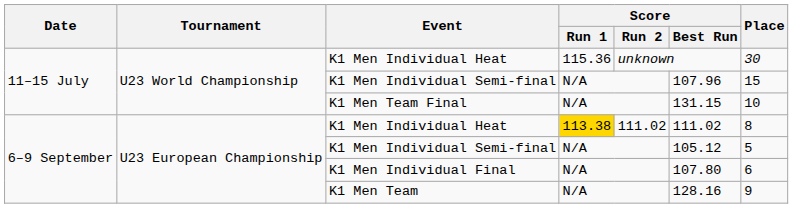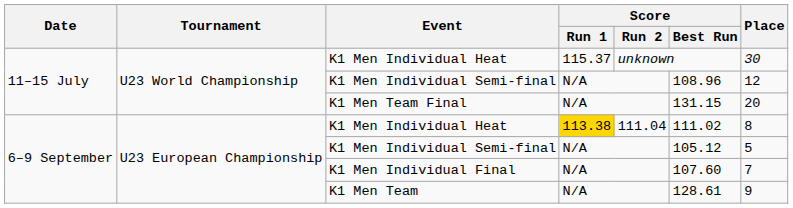(587, 60) 115.36 -> (587, 60) 115.37
(697, 82) 107.96 -> (697, 82) 108.96
(752, 82) 15 -> (752, 82) 12
(752, 104) 10 -> (752, 104) 20
(642, 126) 111.02 -> (642, 126) 111.04
(697, 170) 107.80 -> (697, 170) 107.60
(748, 170) 6 -> (748, 170) 7
(697, 192) 128.16 -> (697, 192) 128.61
